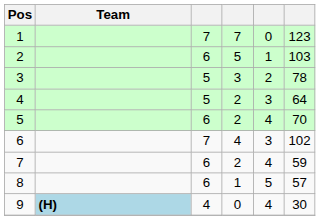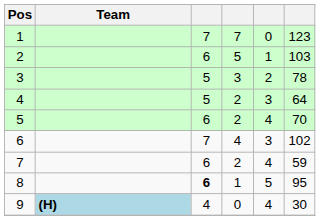(206, 183) normal -> (206, 183) bold
(300, 183) 57 -> (300, 183) 95
